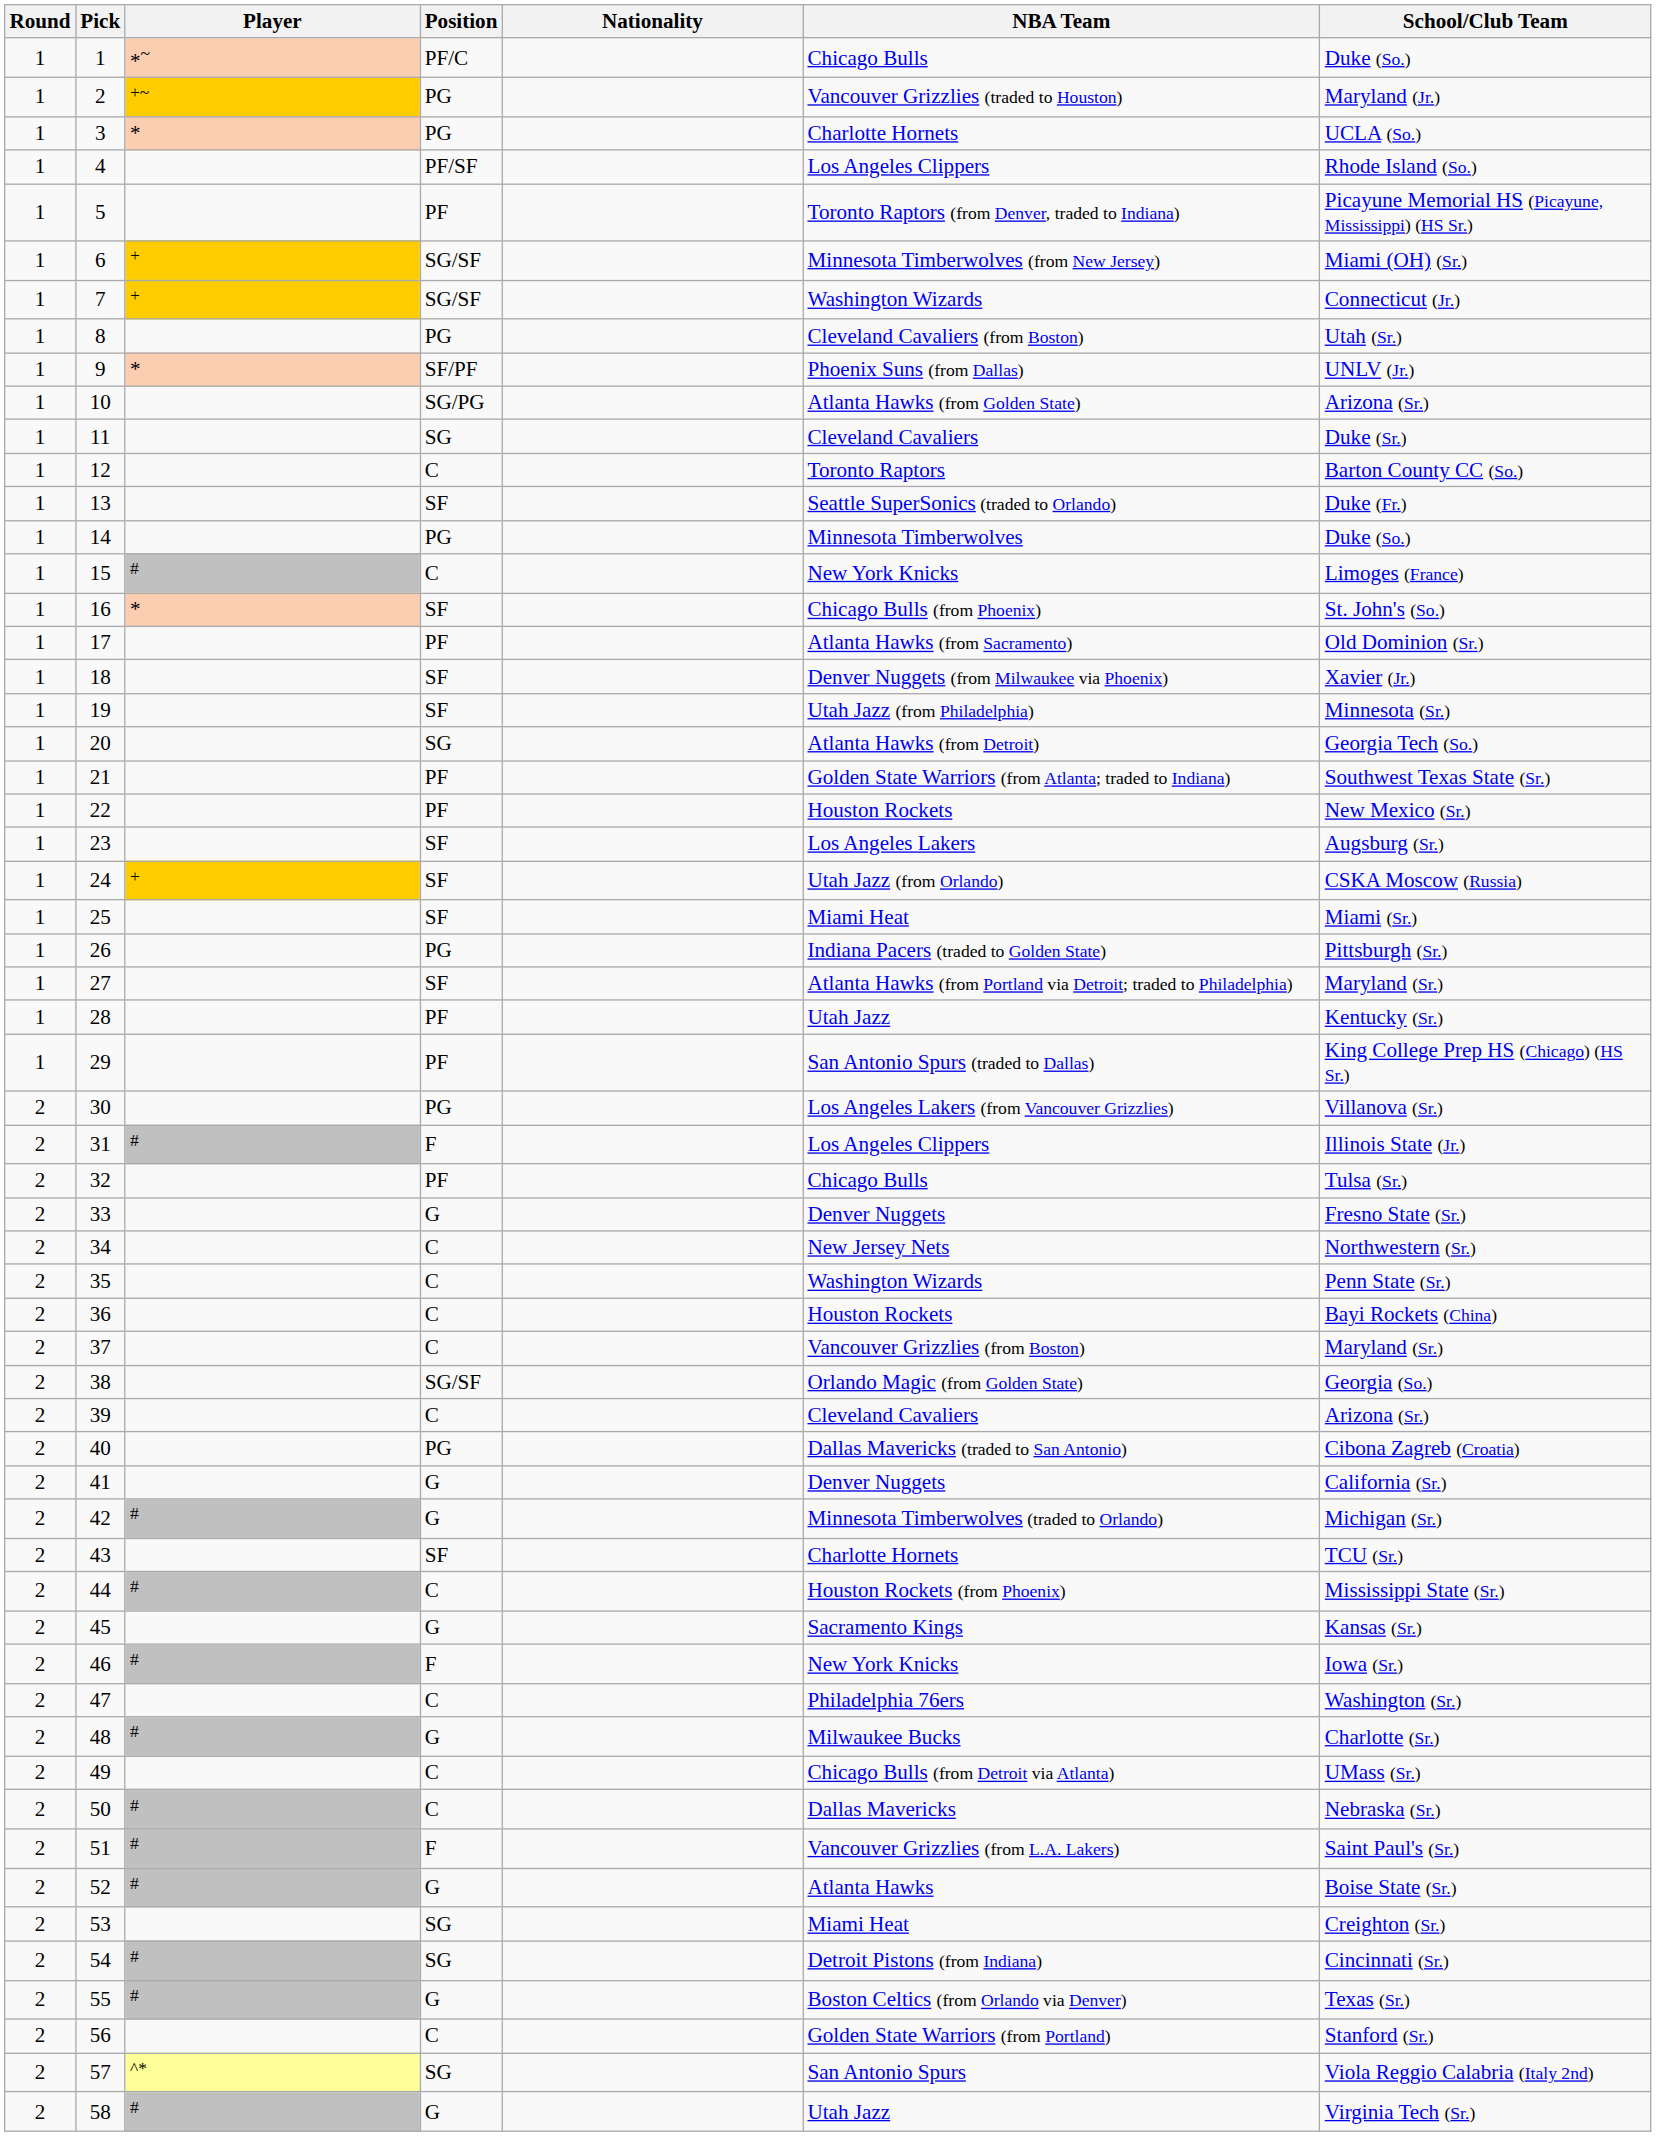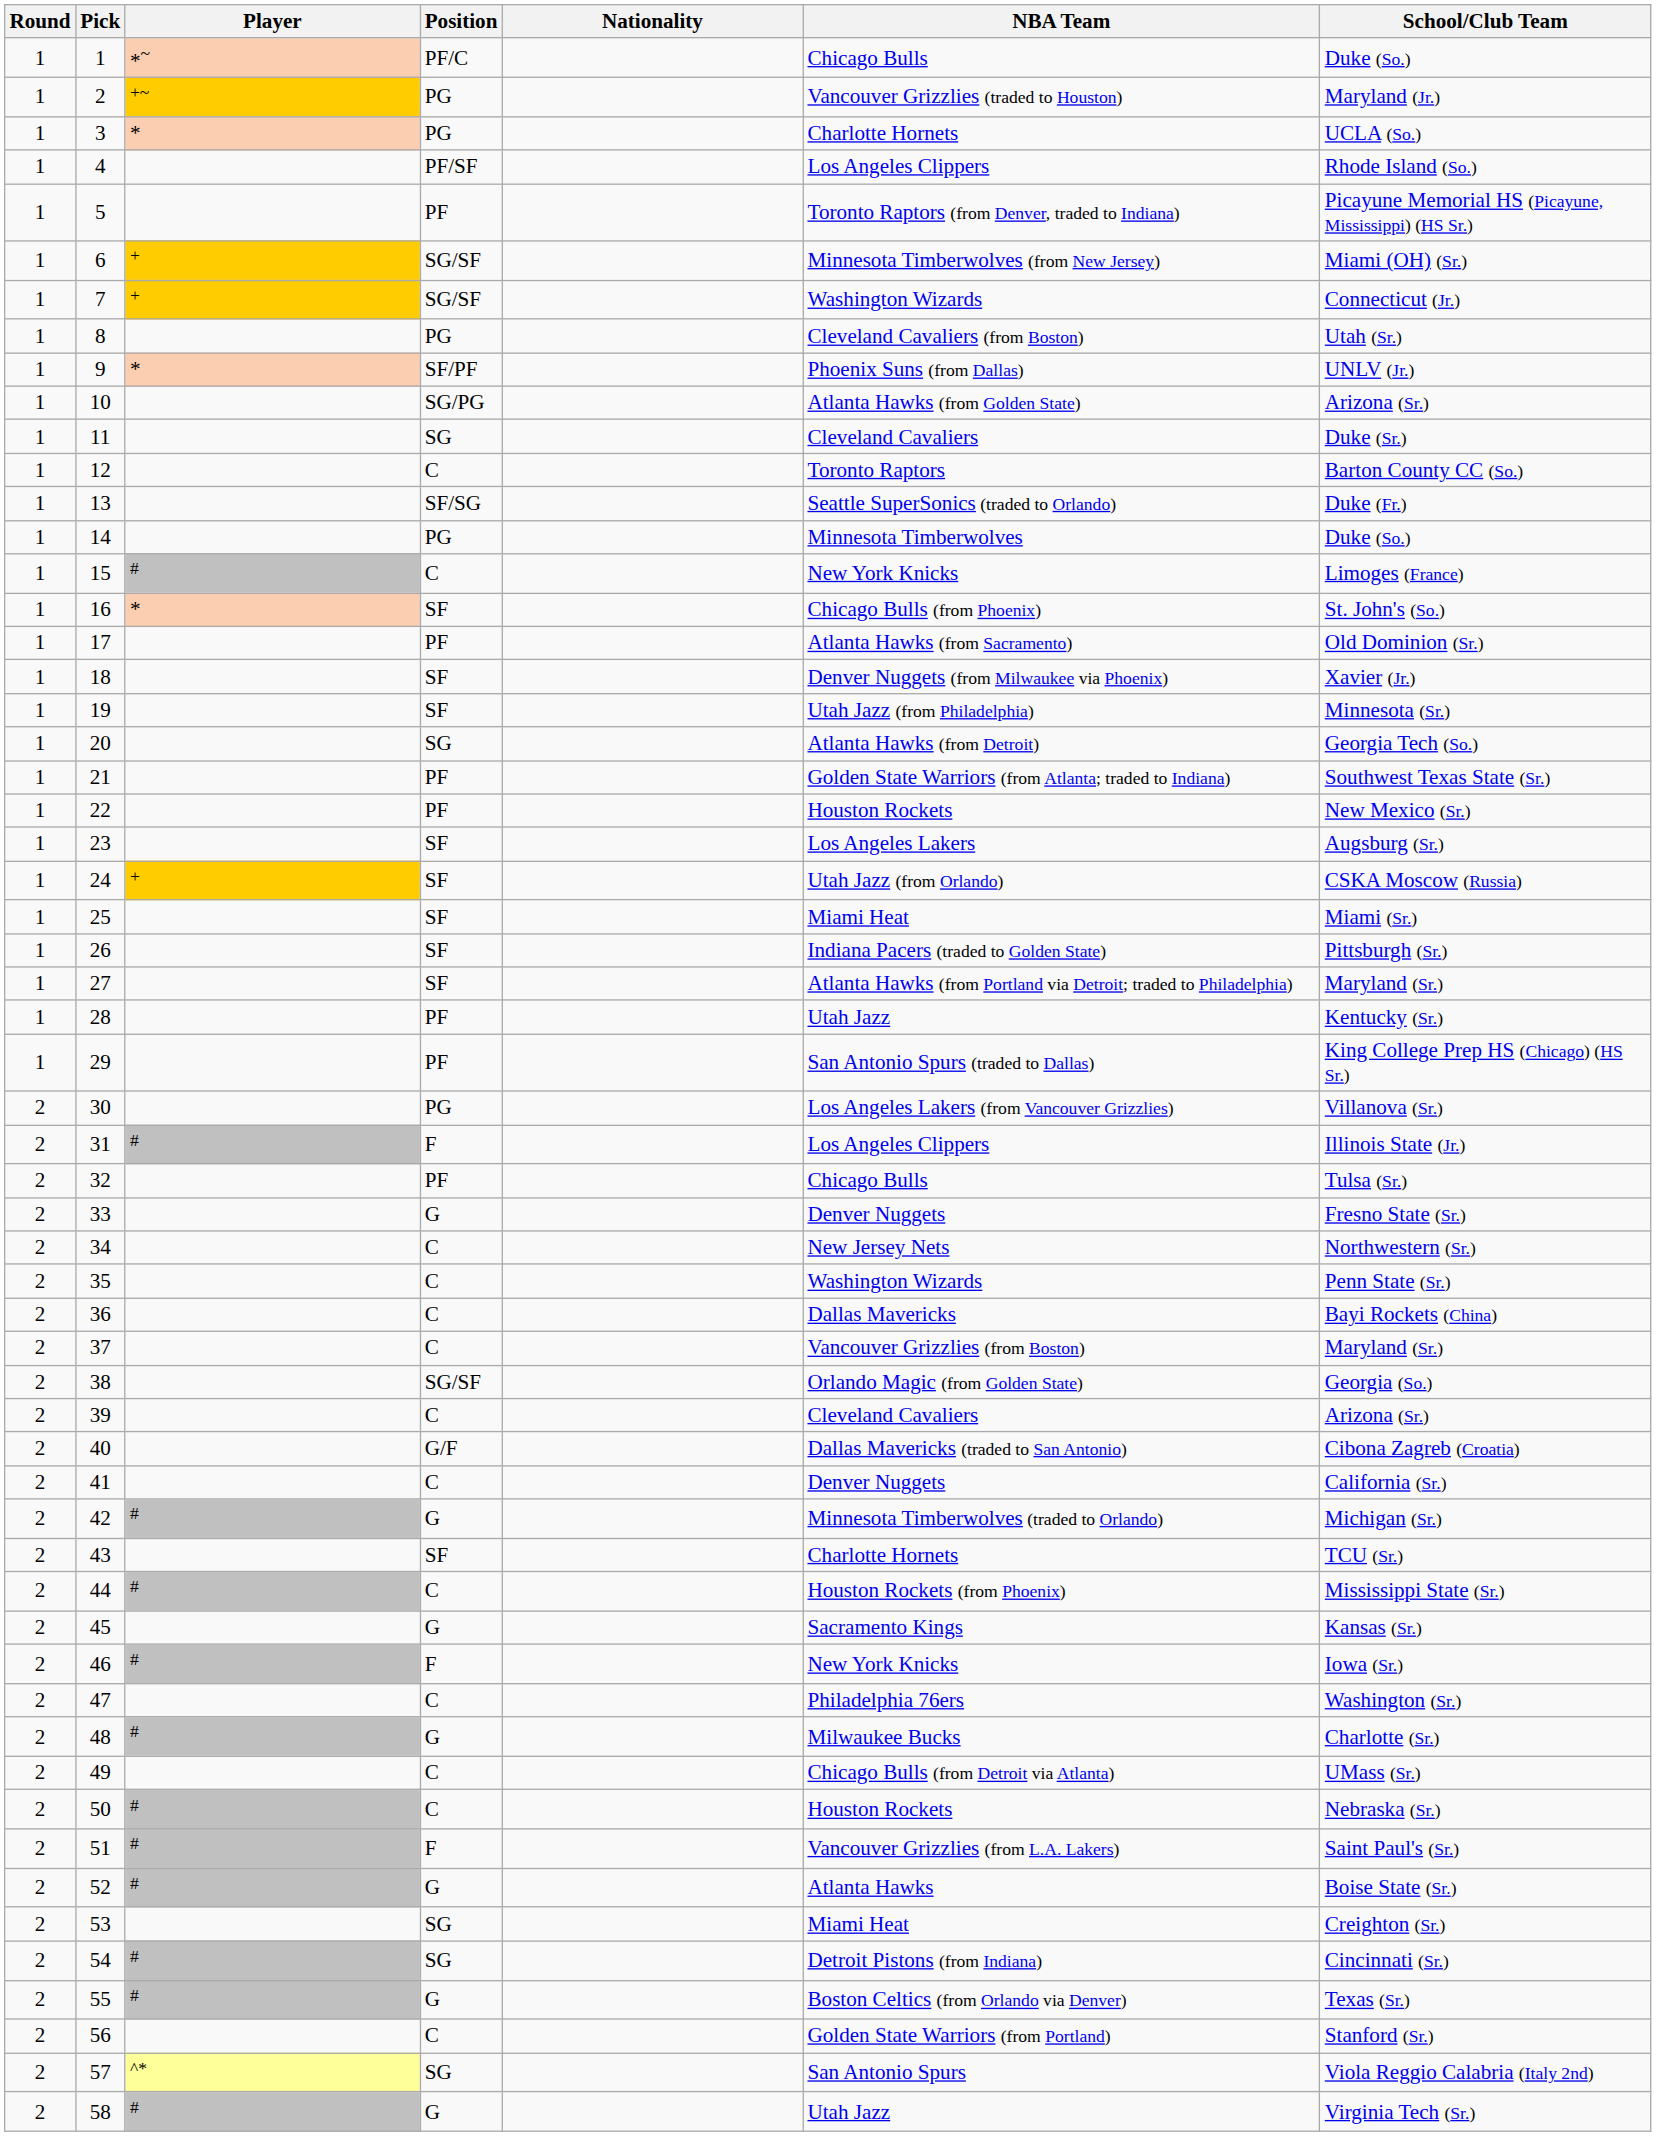(436, 503) SF -> (453, 503) SF/SG
(438, 950) PG -> (436, 950) SF
(880, 1314) Houston Rockets -> (882, 1314) Dallas Mavericks
(438, 1448) PG -> (441, 1448) G/F
(432, 1482) G -> (432, 1482) C
(882, 1809) Dallas Mavericks -> (880, 1809) Houston Rockets
